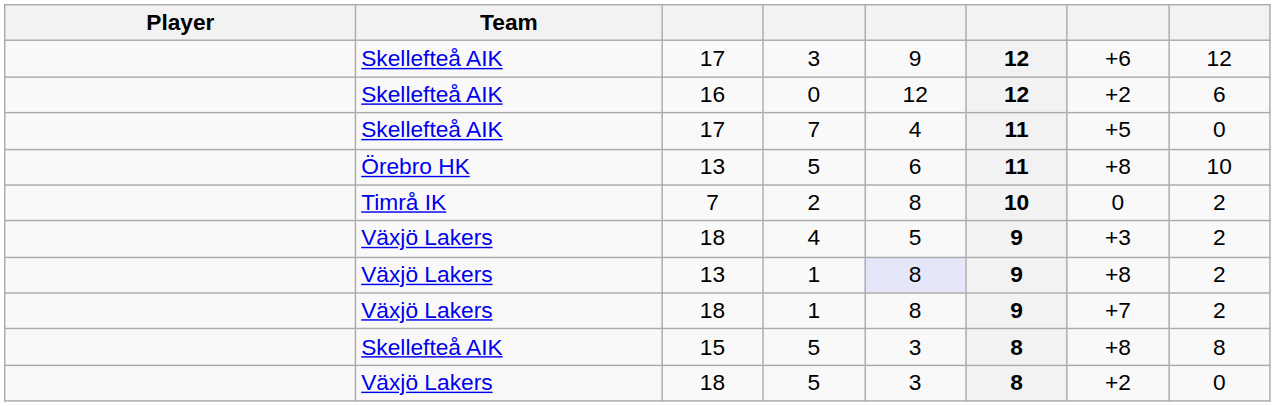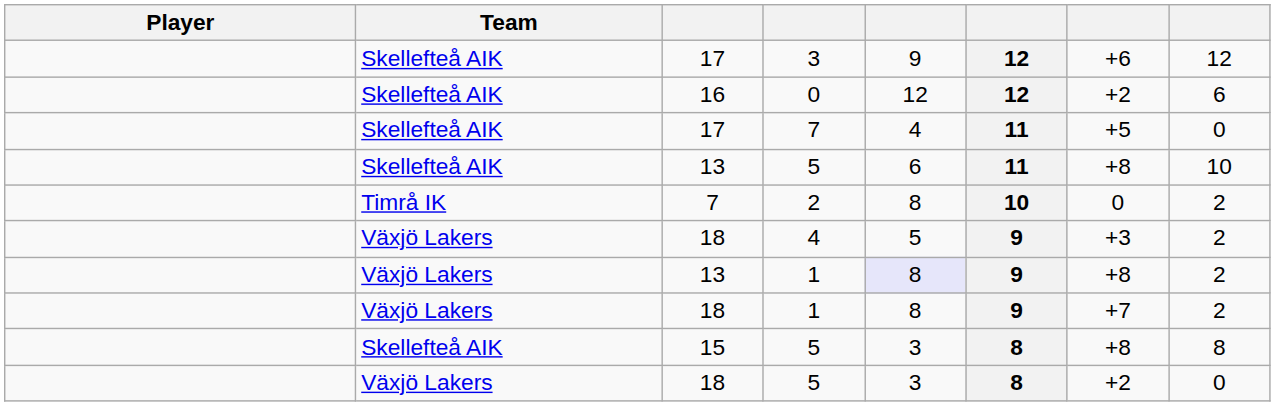(416, 166) Örebro HK -> (432, 166) Skellefteå AIK
